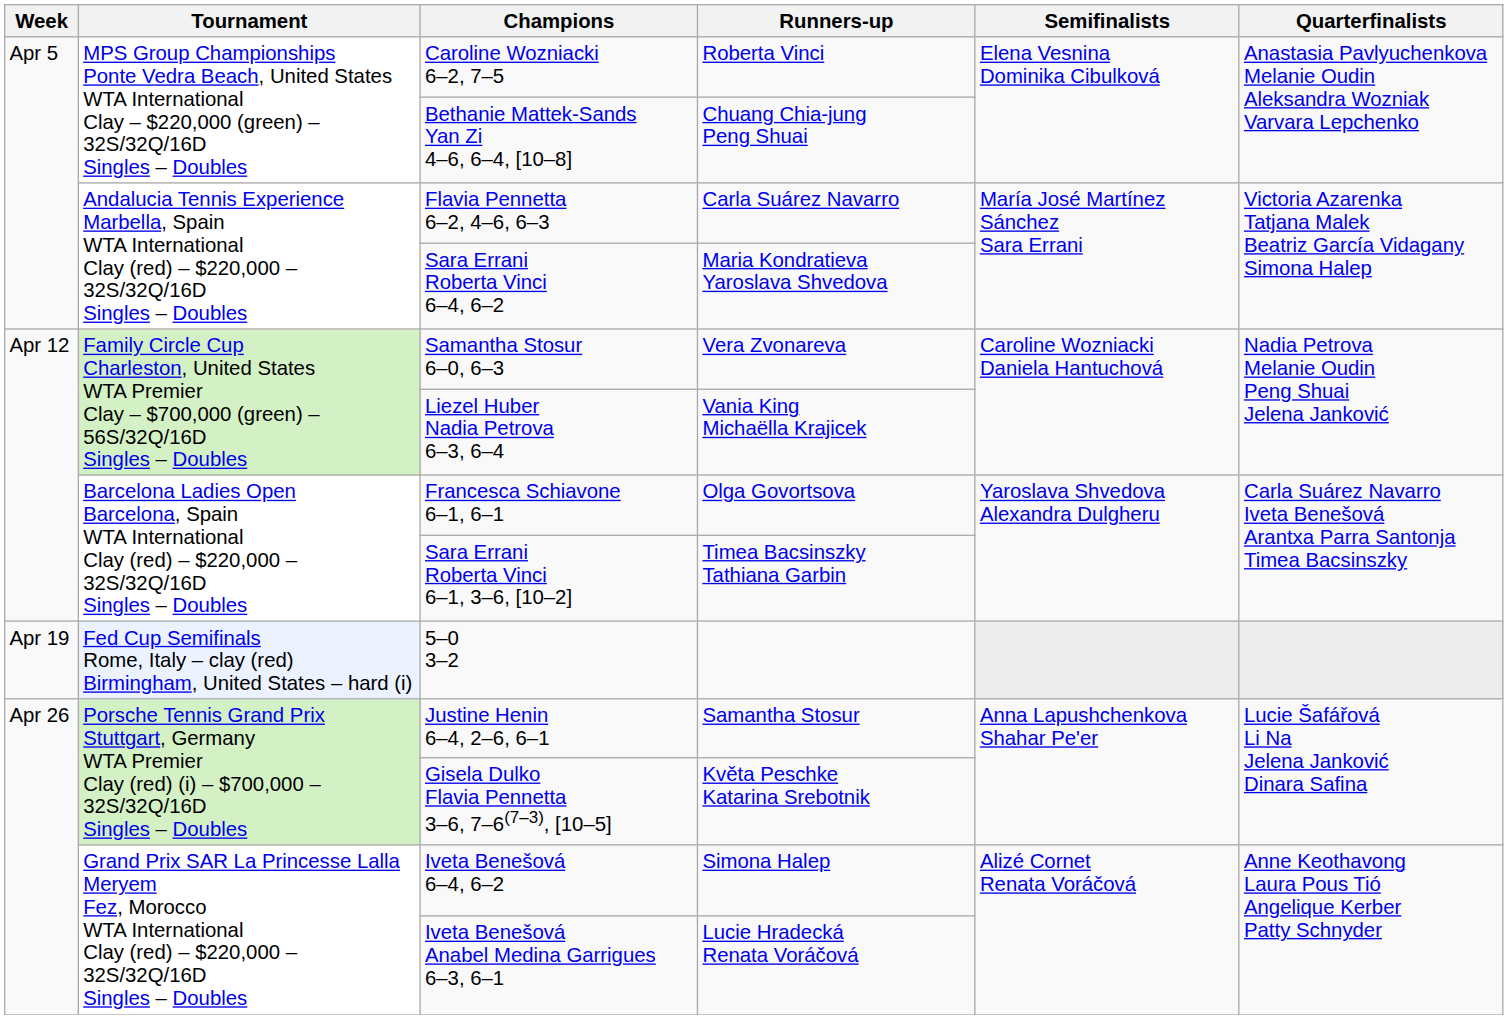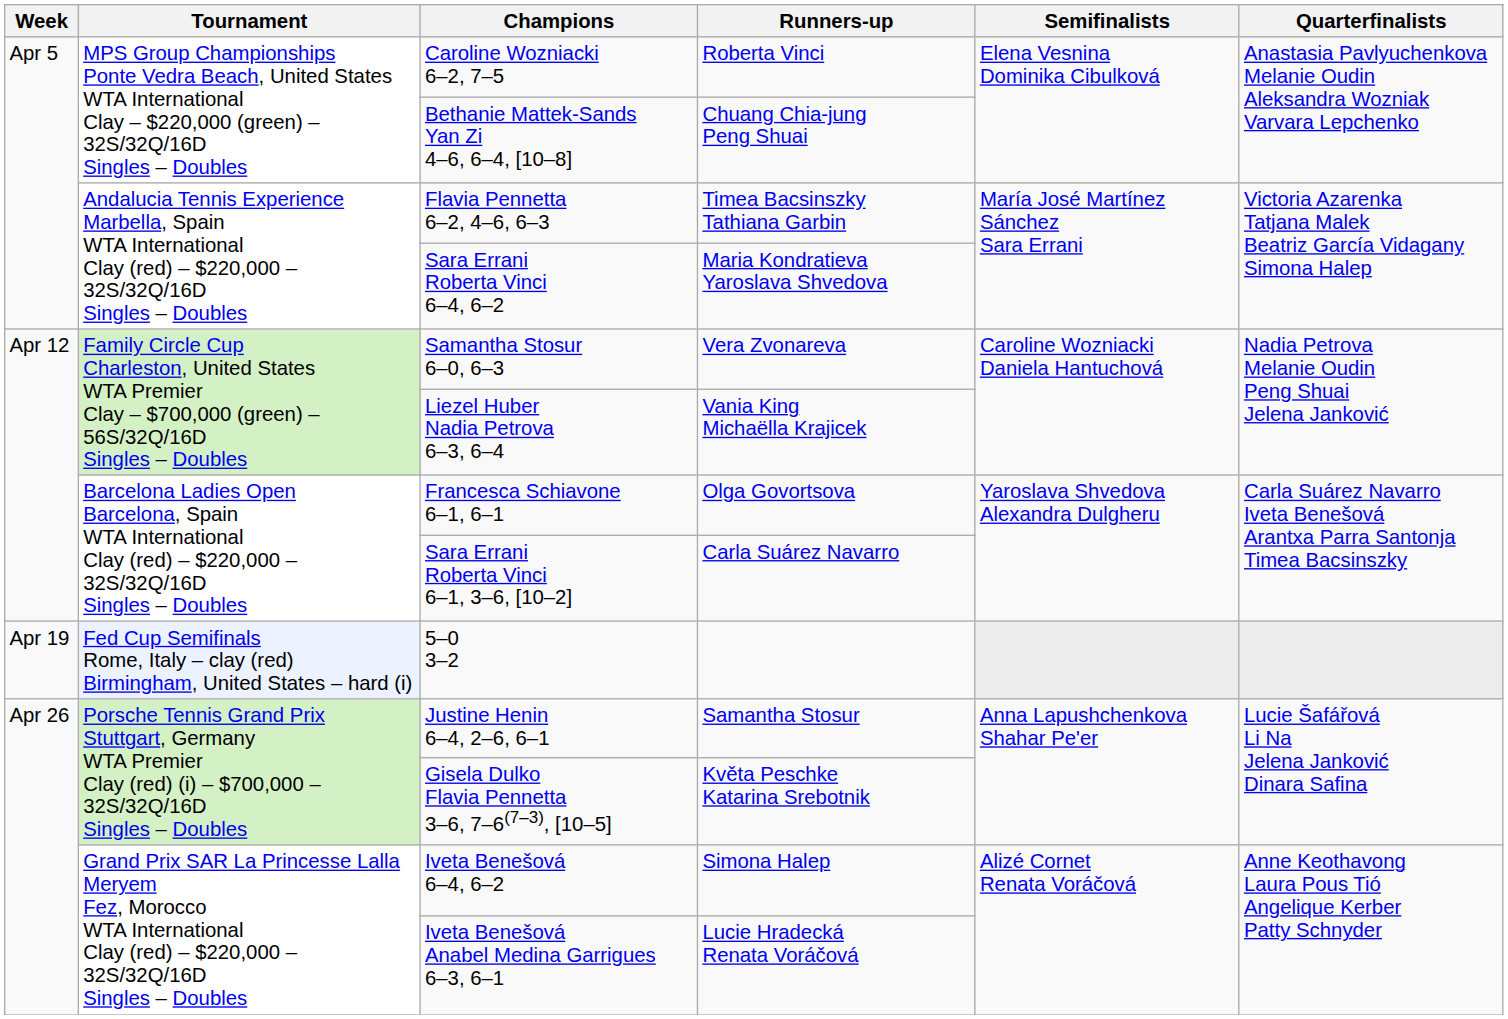(801, 199) Carla Suárez Navarro -> (784, 211) Timea Bacsinszky Tathiana Garbin
(784, 564) Timea Bacsinszky Tathiana Garbin -> (801, 552) Carla Suárez Navarro
